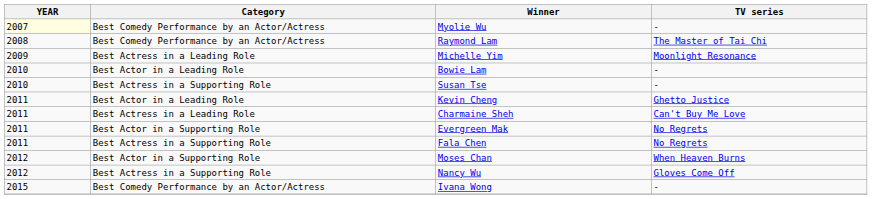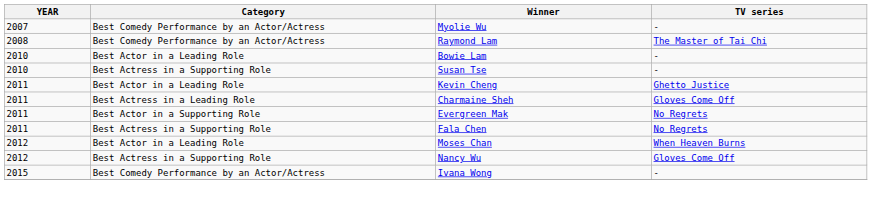(17, 26) lightyellow background -> (17, 26) no background
- row: (470, 56)
(699, 114) Can't Buy Me Love -> (694, 99) Gloves Come Off
(176, 158) Best Actor in a Supporting Role -> (168, 143) Best Actor in a Leading Role
